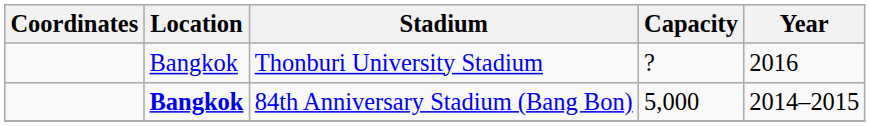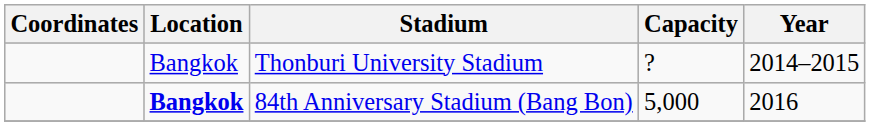(774, 62) 2016 -> (804, 62) 2014–2015
(804, 101) 2014–2015 -> (774, 101) 2016
